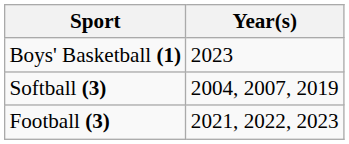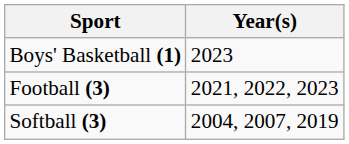rows swapped: (60, 121) <-> (58, 88)
